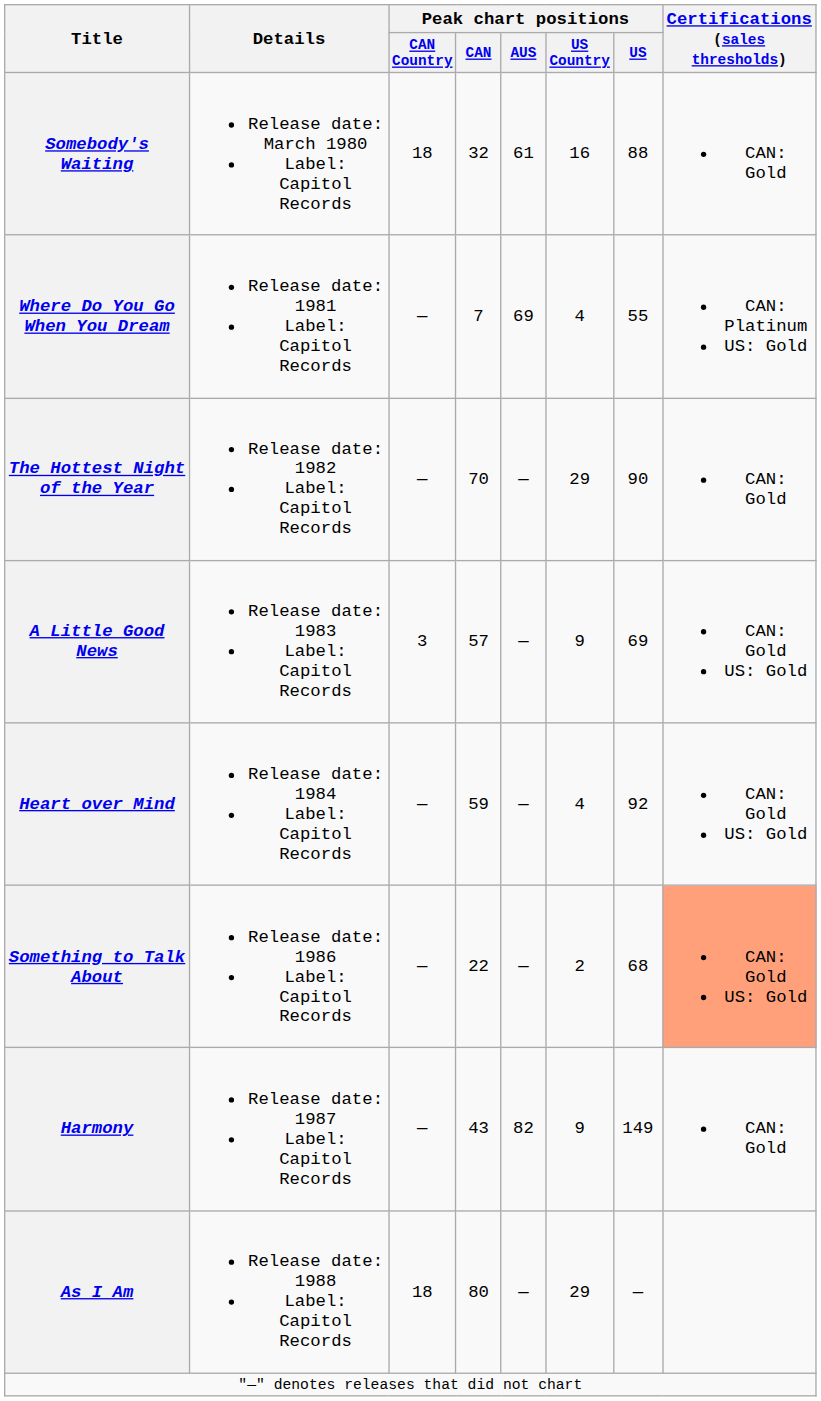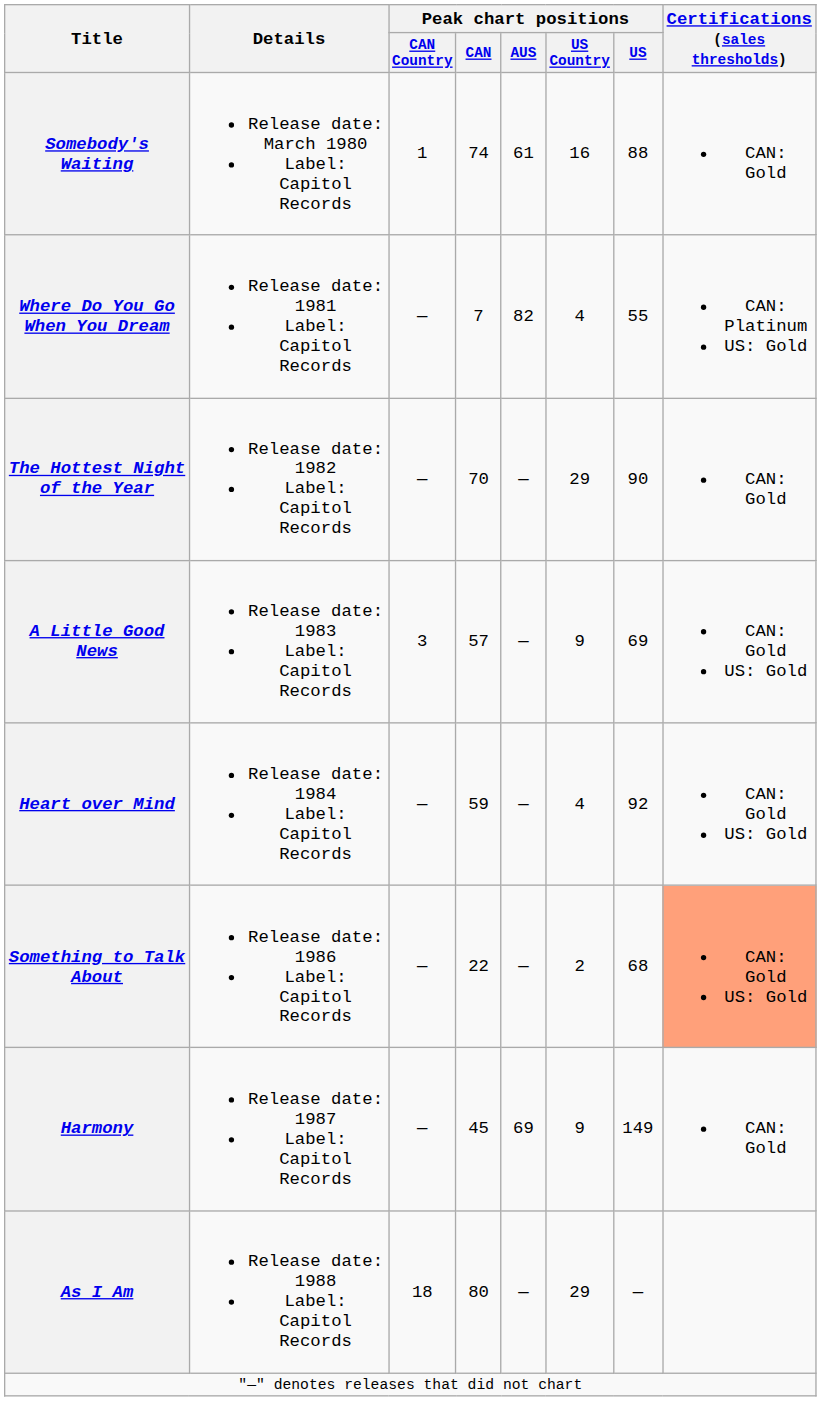(422, 154) 18 -> (422, 154) 1
(479, 154) 32 -> (479, 154) 74
(523, 317) 69 -> (523, 317) 82
(479, 1129) 43 -> (479, 1129) 45
(523, 1129) 82 -> (523, 1129) 69
